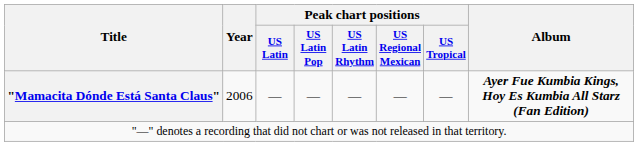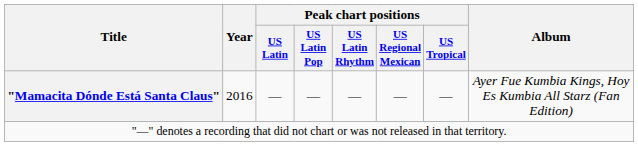(239, 96) 2006 -> (239, 96) 2016
(551, 96) bold -> (551, 96) normal
